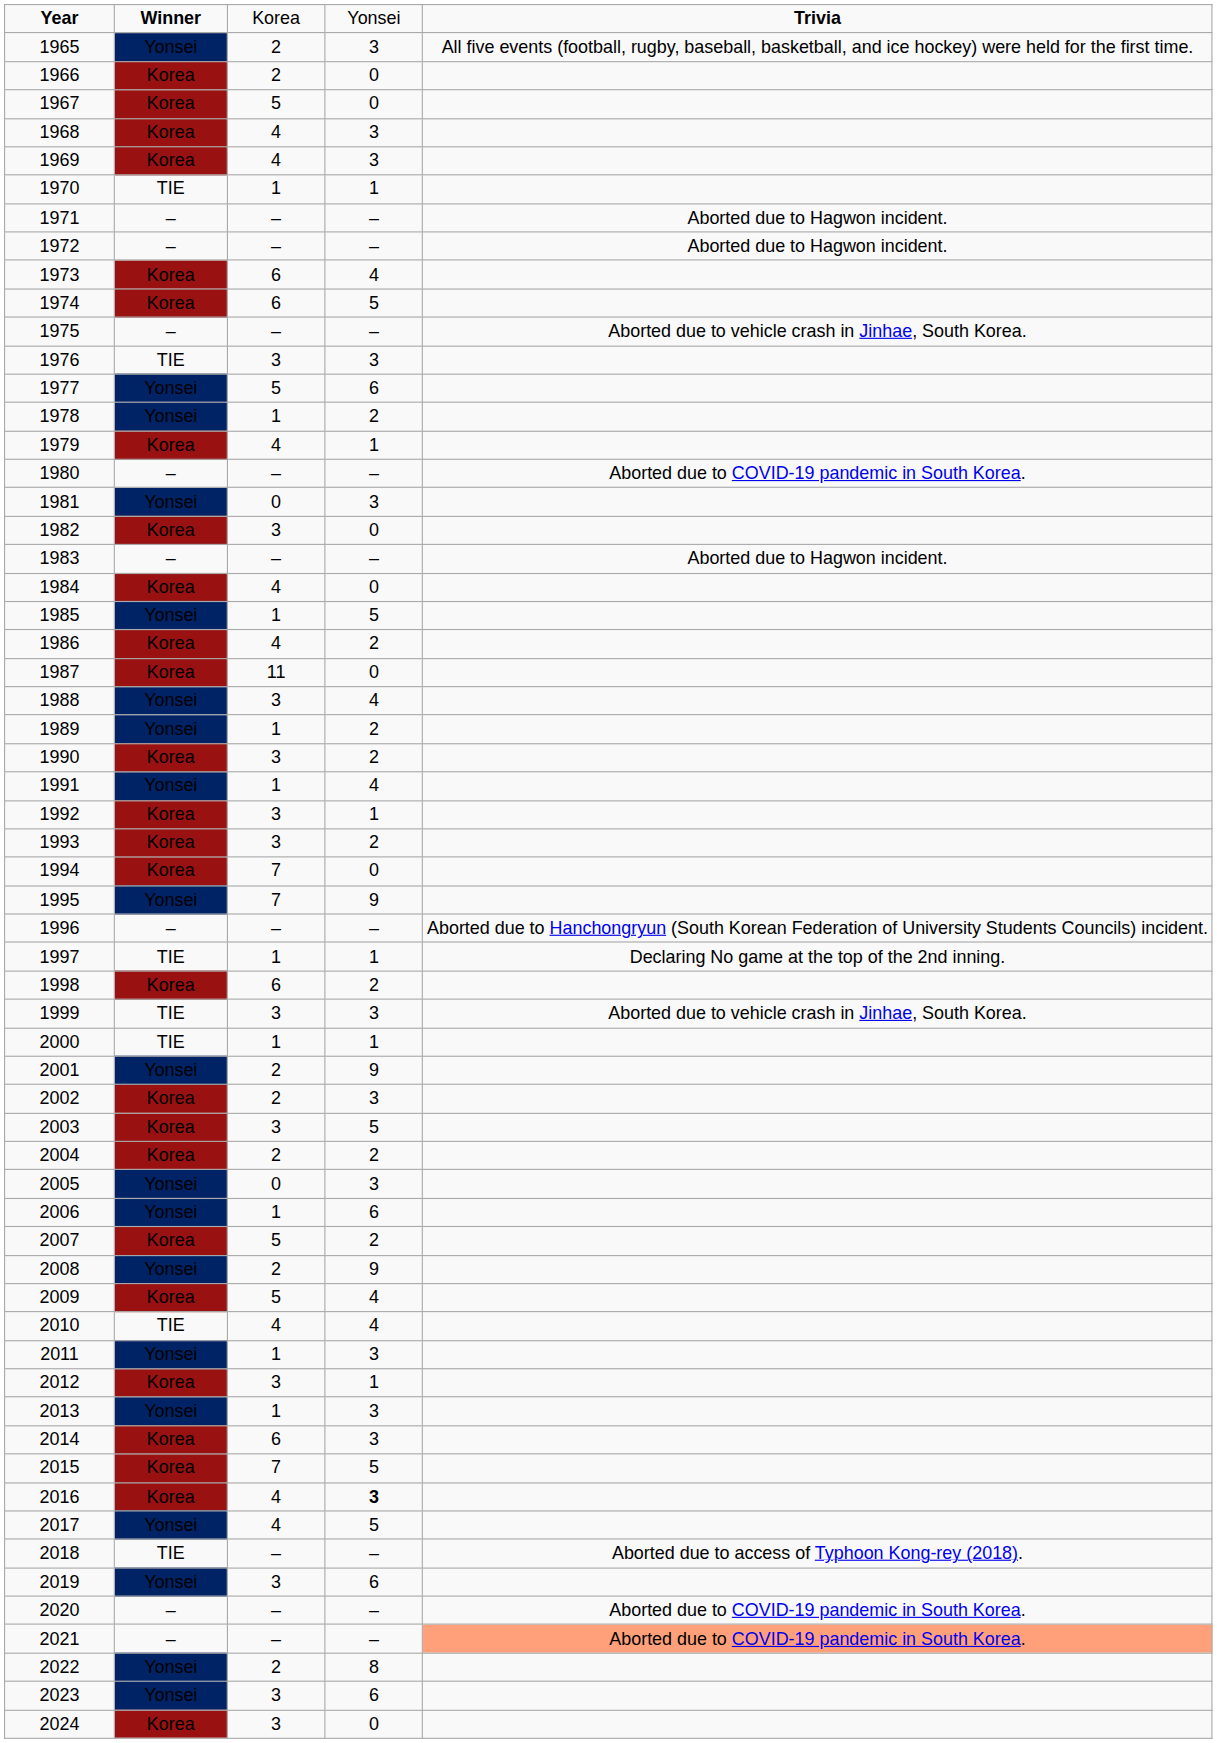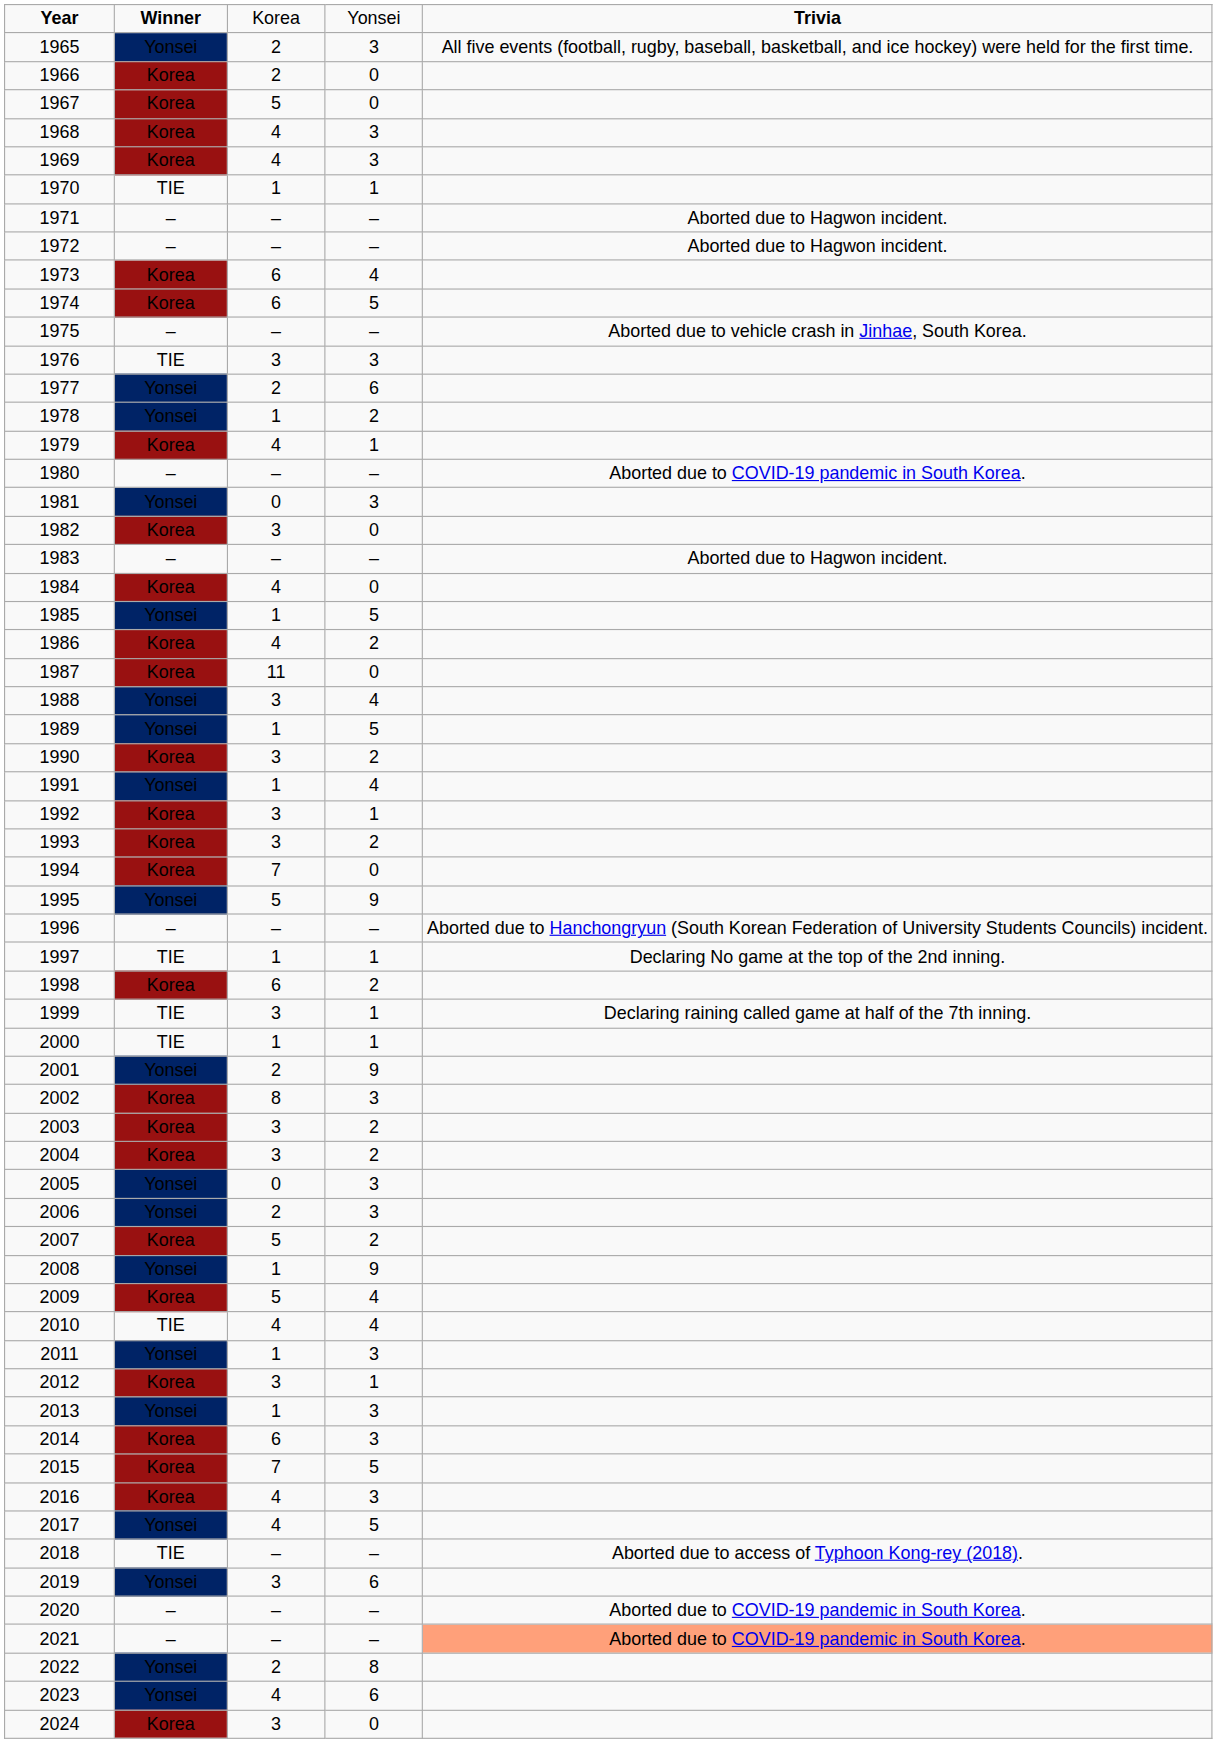(276, 388) 5 -> (276, 388) 2
(374, 729) 2 -> (374, 729) 5
(276, 899) 7 -> (276, 899) 5
(374, 1013) 3 -> (374, 1013) 1
(817, 1013) Aborted due to vehicle crash in Jinhae, South Korea. -> (817, 1013) Declaring raining called game at half of the 7th inning.
(276, 1098) 2 -> (276, 1098) 8
(374, 1127) 5 -> (374, 1127) 2
(276, 1155) 2 -> (276, 1155) 3
(276, 1212) 1 -> (276, 1212) 2
(374, 1212) 6 -> (374, 1212) 3
(276, 1269) 2 -> (276, 1269) 1
(374, 1496) bold -> (374, 1496) normal
(276, 1695) 3 -> (276, 1695) 4
